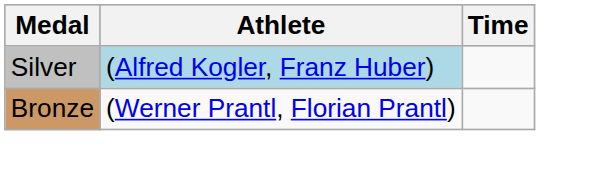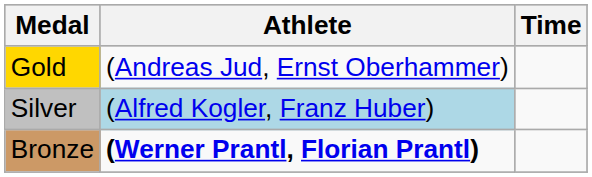+ row: (39, 66)
(281, 108) normal -> (292, 150) bold
